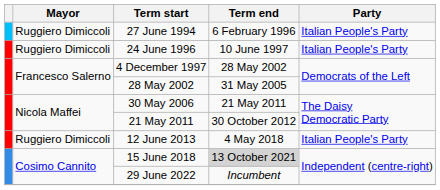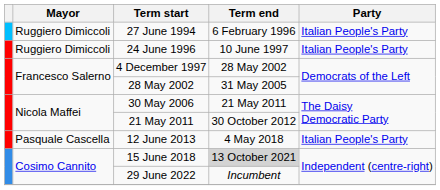(63, 139) Ruggiero Dimiccoli -> (62, 139) Pasquale Cascella
